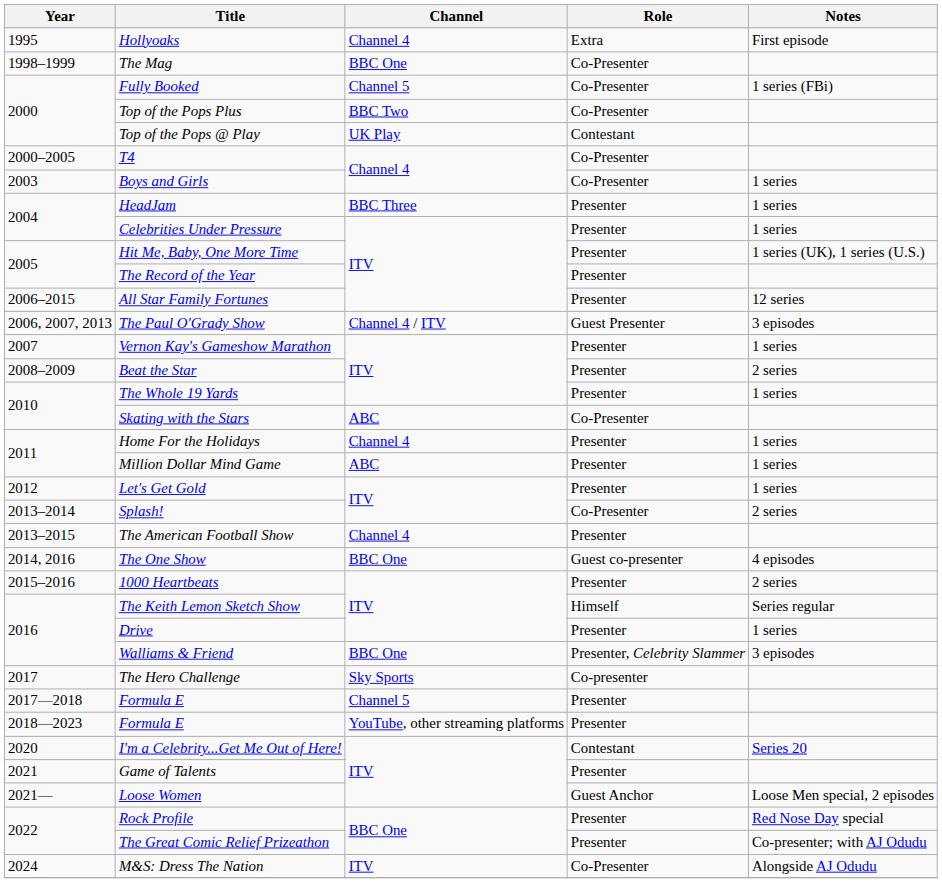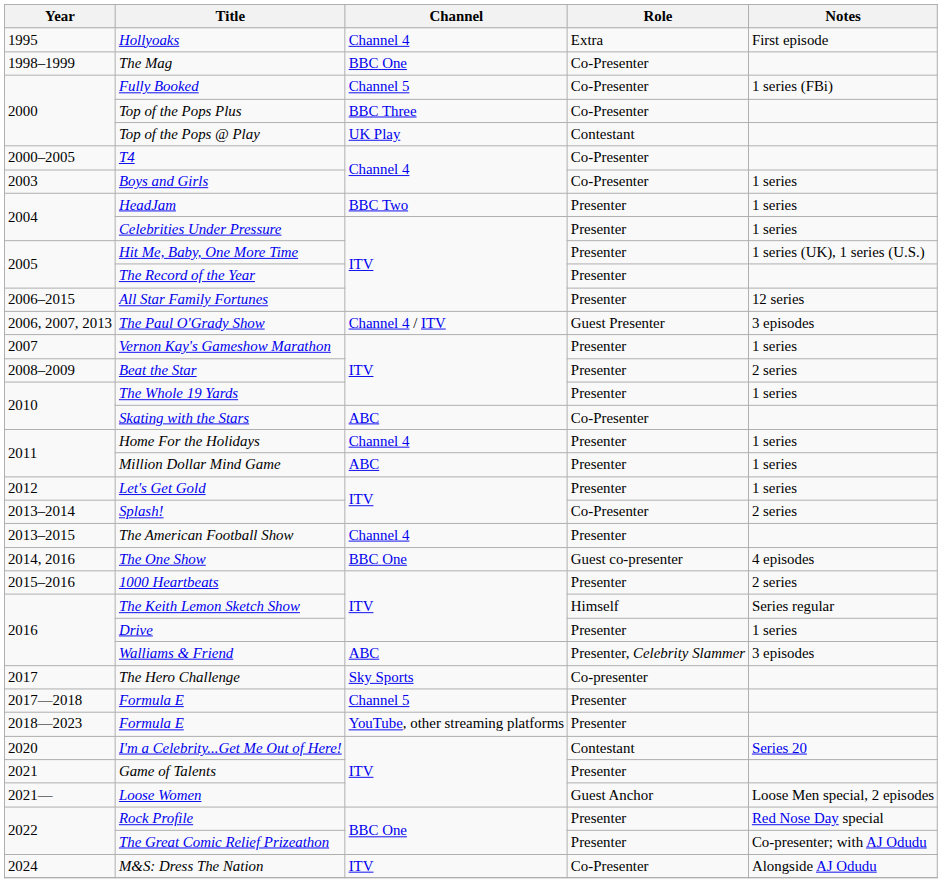(378, 110) BBC Two -> (383, 110) BBC Three
(383, 205) BBC Three -> (378, 205) BBC Two
(378, 653) BBC One -> (364, 653) ABC
